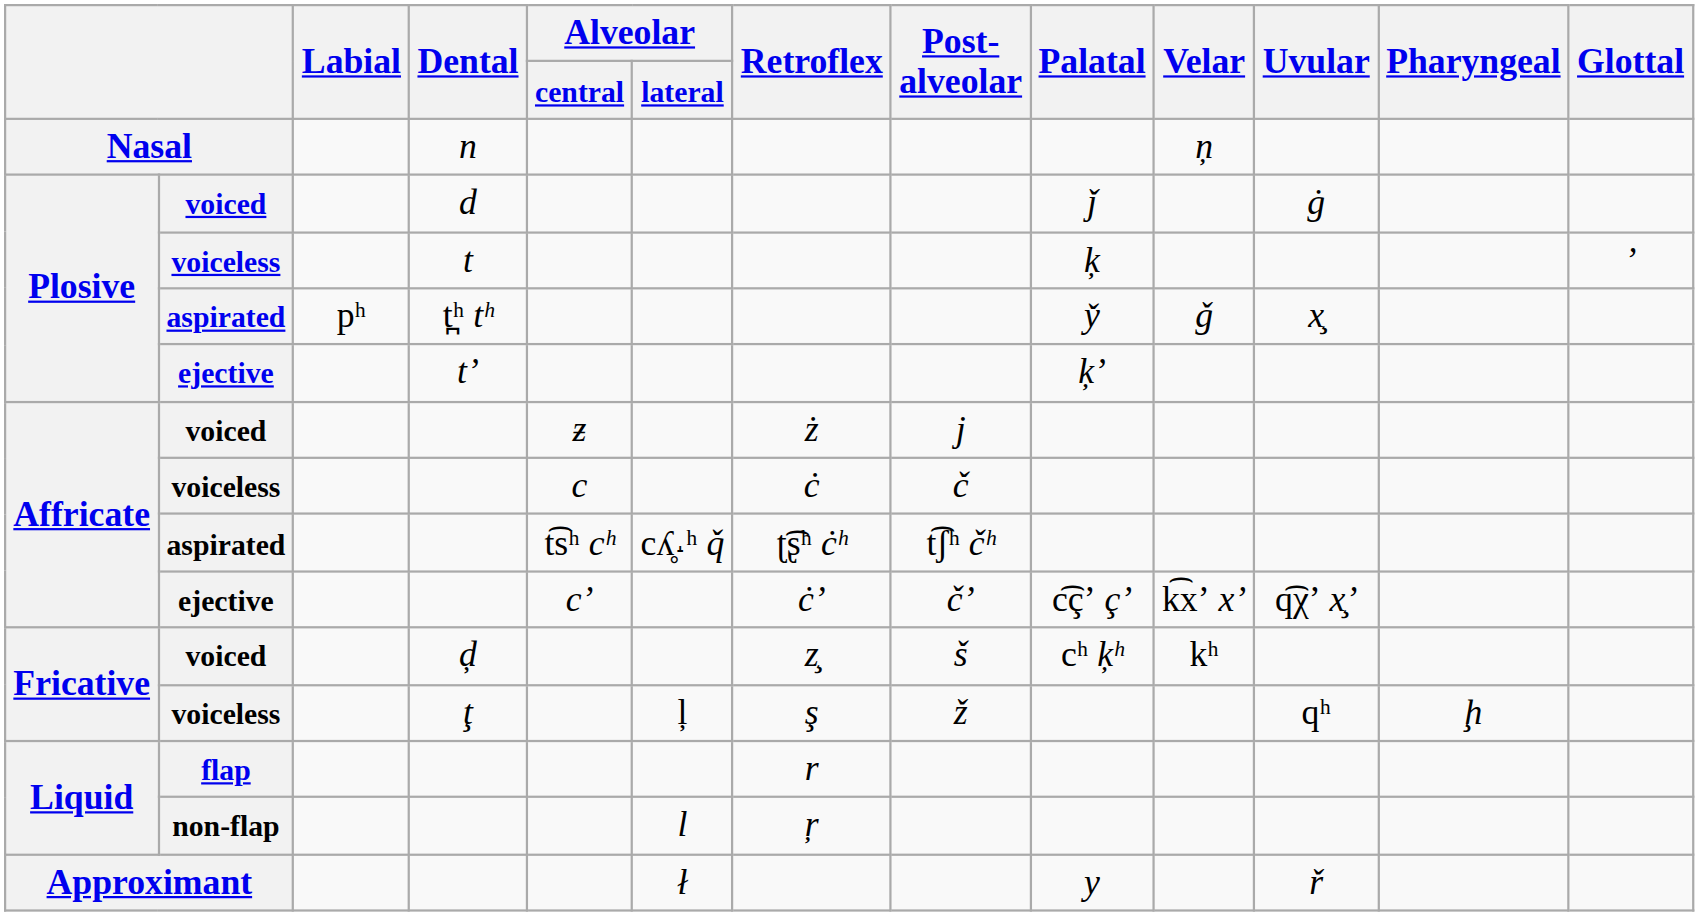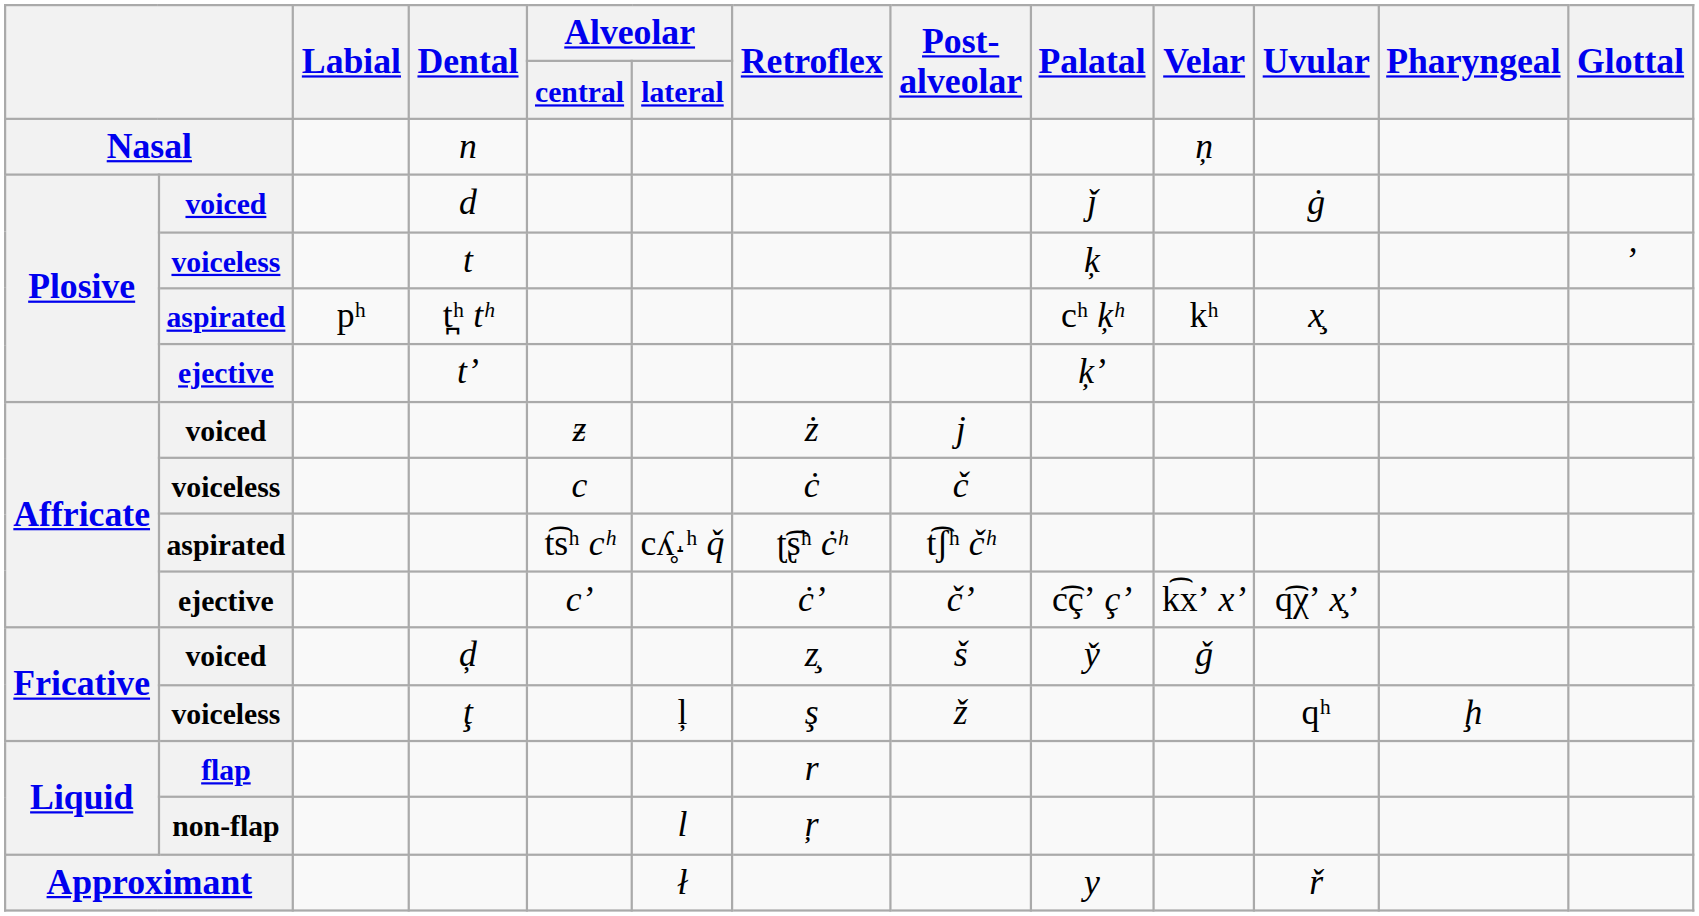(1092, 315) y̌ -> (1092, 315) cʰ ķʰ
(1204, 315) ǧ -> (1204, 315) kʰ
(1092, 655) cʰ ķʰ -> (1092, 655) y̌
(1204, 655) kʰ -> (1204, 655) ǧ
